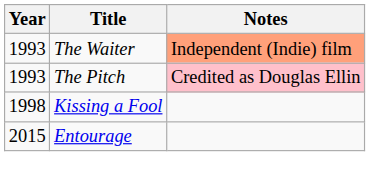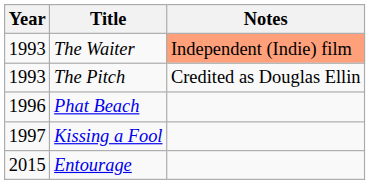(266, 77) pink background -> (266, 77) no background
+ row: (97, 106)
(27, 106) 1998 -> (27, 135) 1997
